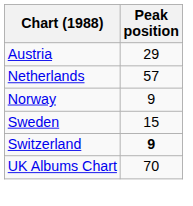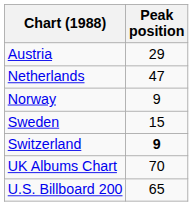(151, 76) 57 -> (157, 76) 47
+ row: (65, 189)
